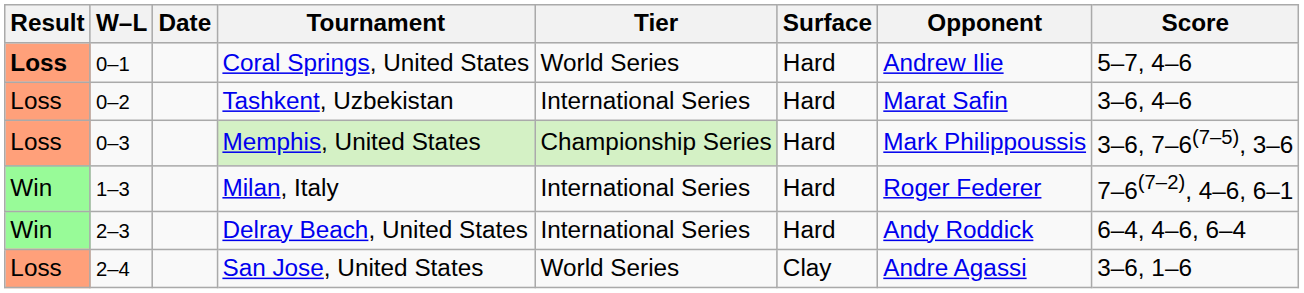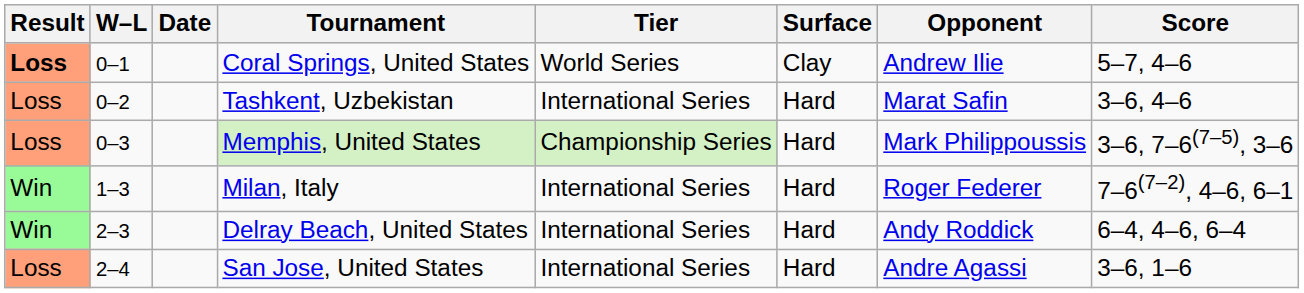(809, 62) Hard -> (807, 62) Clay
(610, 268) World Series -> (645, 268) International Series
(807, 268) Clay -> (809, 268) Hard
